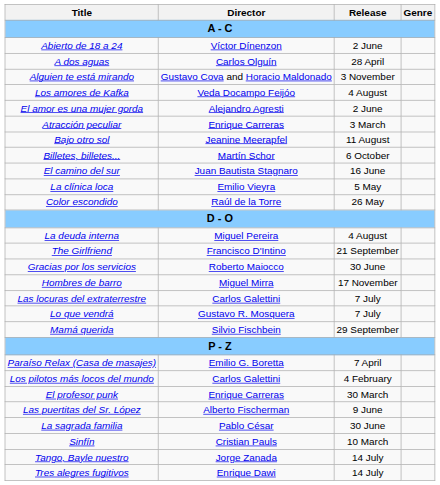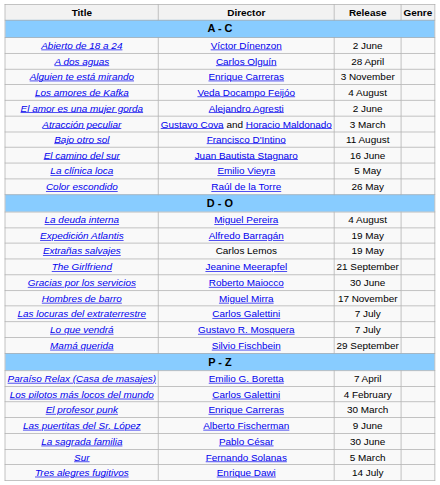(246, 77) Gustavo Cova and Horacio Maldonado -> (246, 77) Enrique Carreras
(246, 124) Enrique Carreras -> (246, 124) Gustavo Cova and Horacio Maldonado
(246, 140) Jeanine Meerapfel -> (246, 140) Francisco D'Intino
- row: (82, 156)
+ row: (82, 236)
+ row: (82, 252)
(246, 252) Francisco D'Intino -> (246, 267) Jeanine Meerapfel
- row: (82, 442)
+ row: (82, 457)
- row: (82, 457)
